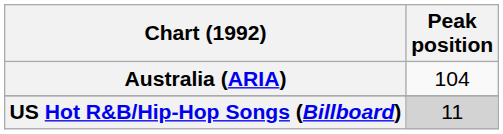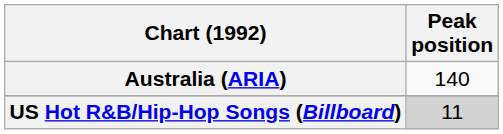(452, 78) 104 -> (452, 78) 140
